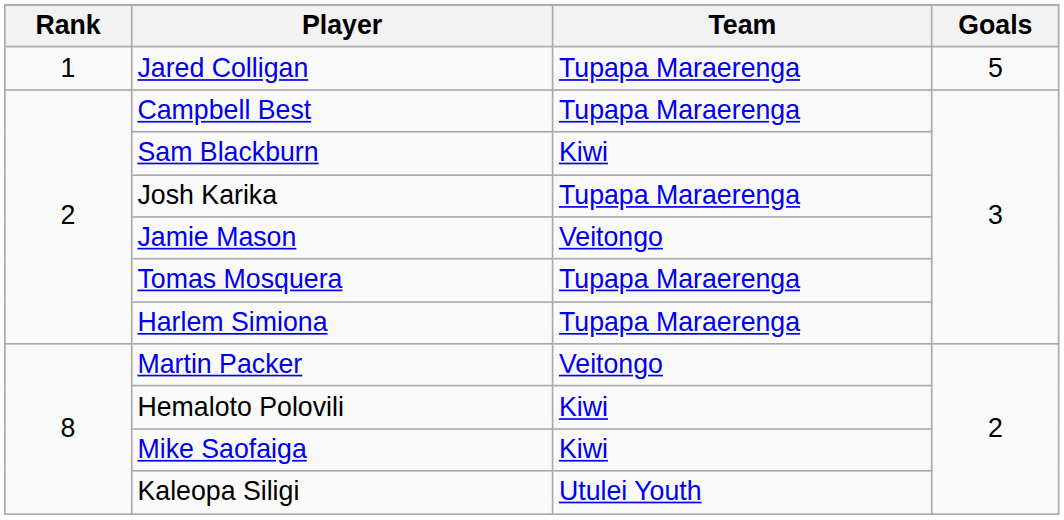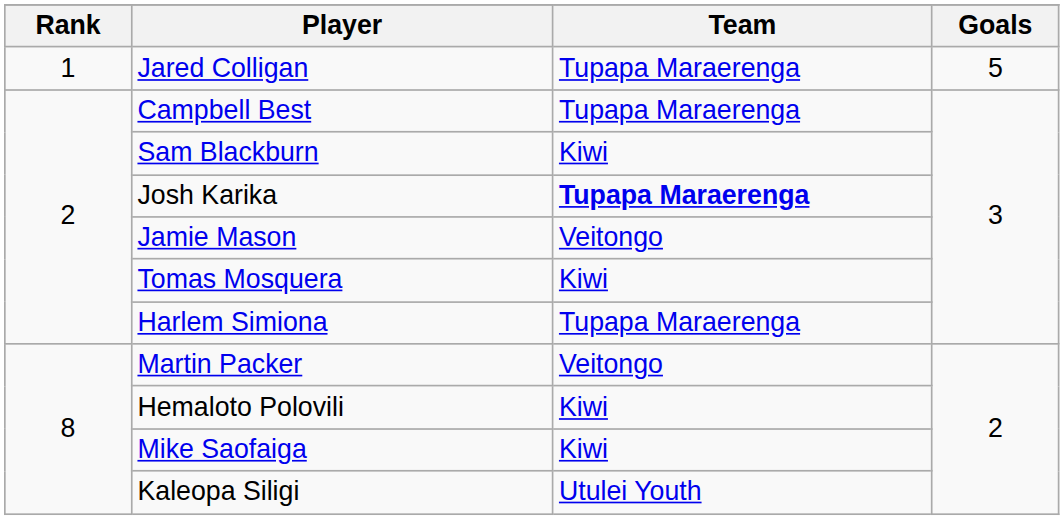(680, 195) normal -> (684, 195) bold
(680, 279) Tupapa Maraerenga -> (583, 279) Kiwi
